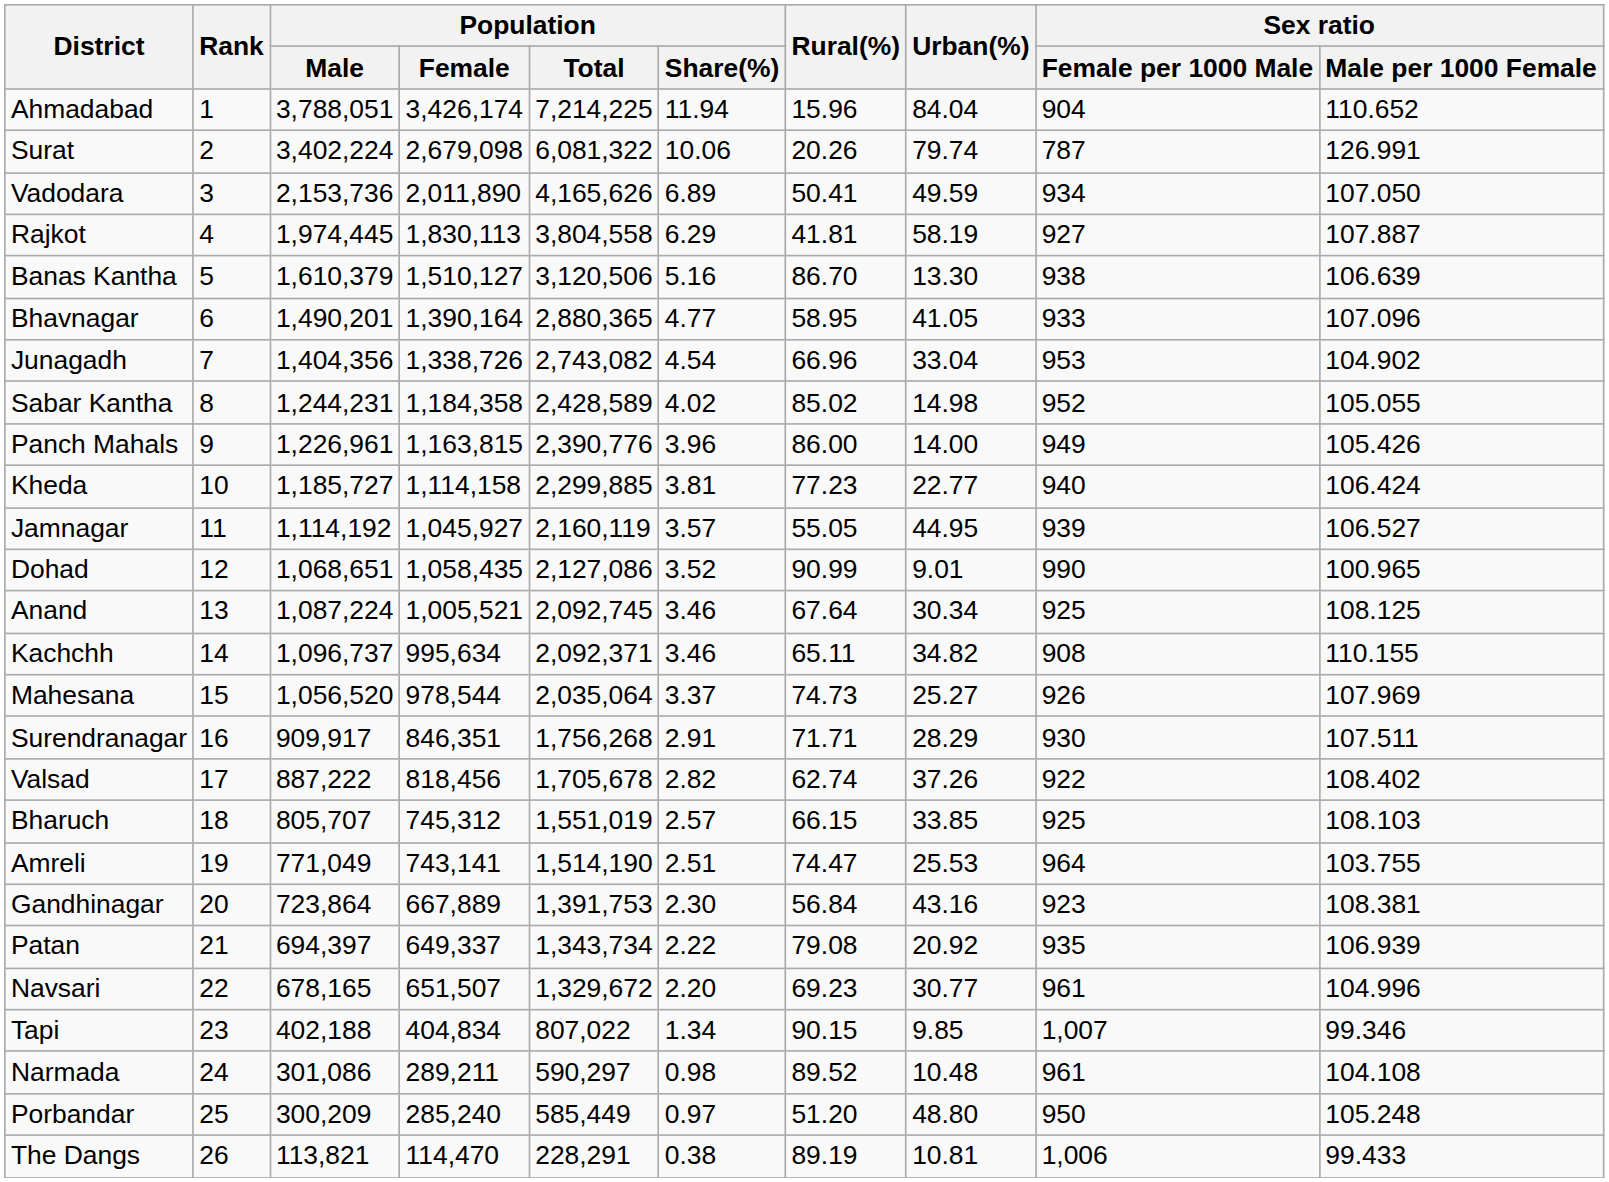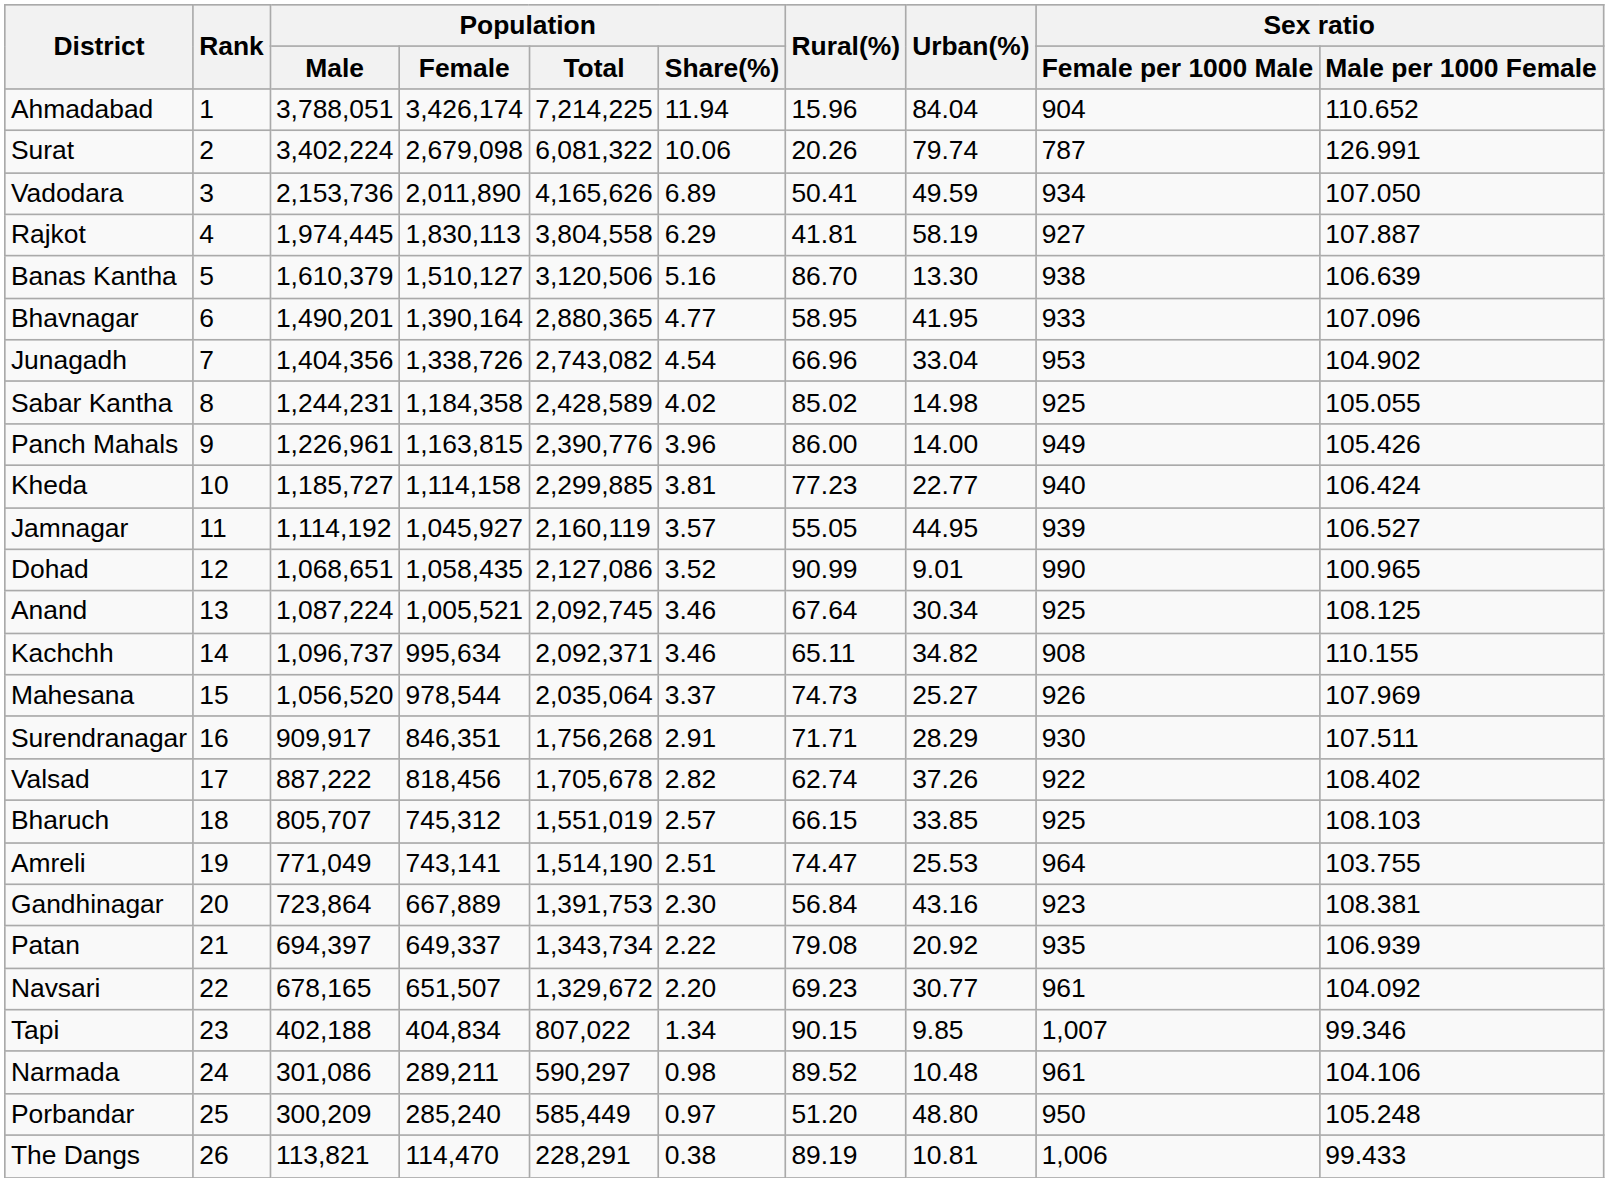(945, 318) 41.05 -> (945, 318) 41.95
(1064, 402) 952 -> (1064, 402) 925
(1373, 988) 104.996 -> (1373, 988) 104.092
(1373, 1072) 104.108 -> (1373, 1072) 104.106
